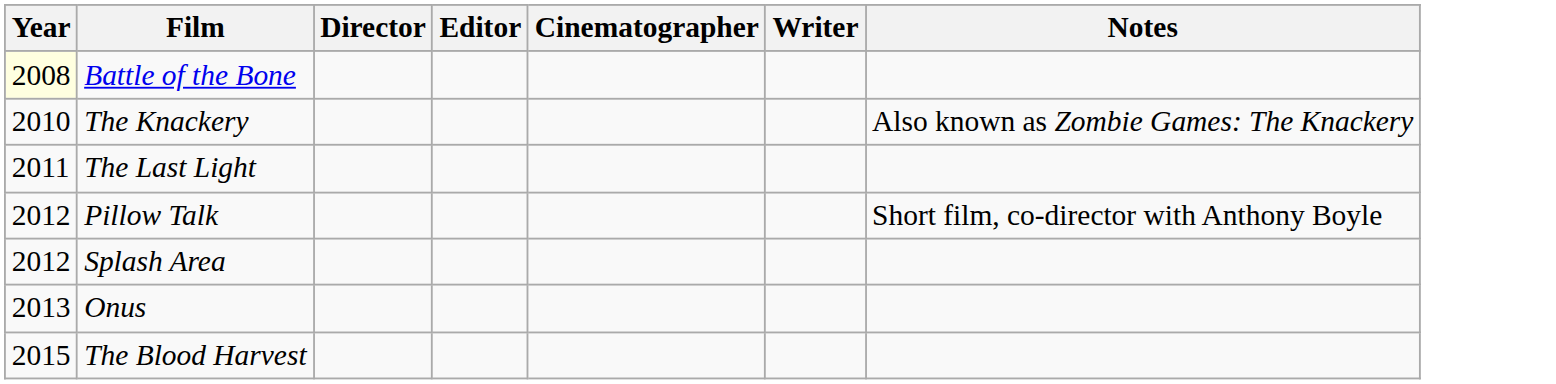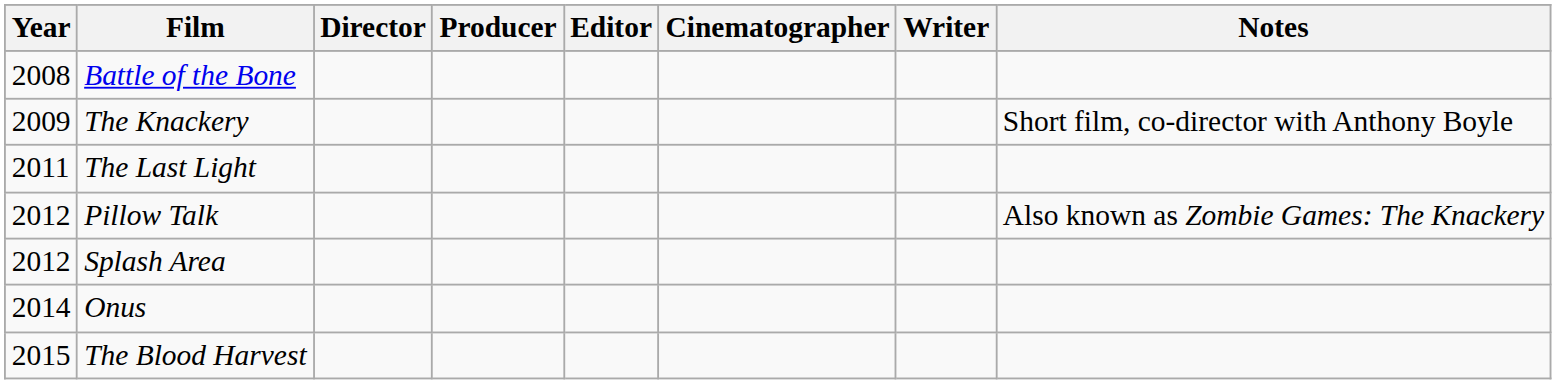+ column: (498, 27)
(41, 74) lightyellow background -> (41, 74) no background
(41, 121) 2010 -> (41, 121) 2009
(1143, 121) Also known as Zombie Games: The Knackery -> (1258, 121) Short film, co-director with Anthony Boyle
(1127, 214) Short film, co-director with Anthony Boyle -> (1273, 214) Also known as Zombie Games: The Knackery
(41, 307) 2013 -> (41, 307) 2014
